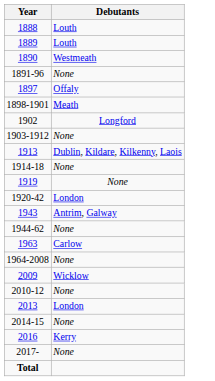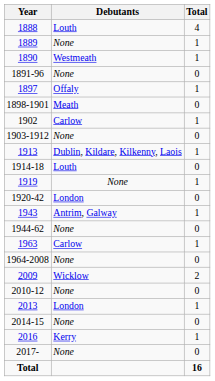+ column: (197, 12)
(65, 43) Louth -> (64, 43) None
(118, 120) Longford -> (68, 120) Carlow
(64, 167) None -> (65, 167) Louth
